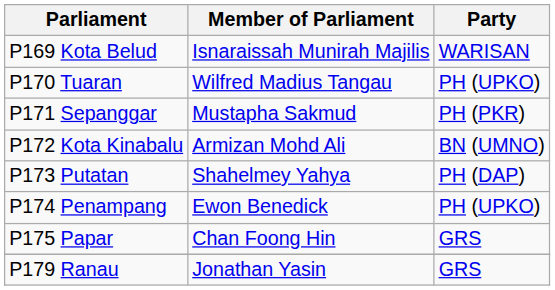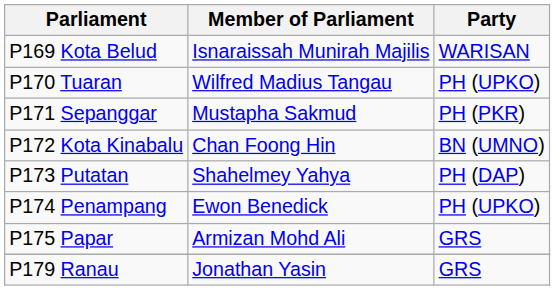(269, 144) Armizan Mohd Ali -> (264, 144) Chan Foong Hin
(264, 238) Chan Foong Hin -> (269, 238) Armizan Mohd Ali
